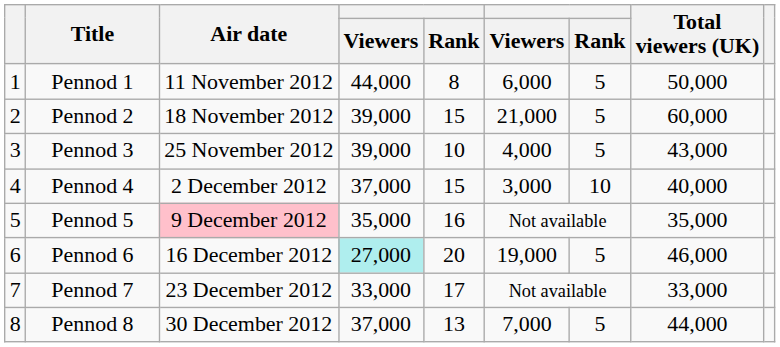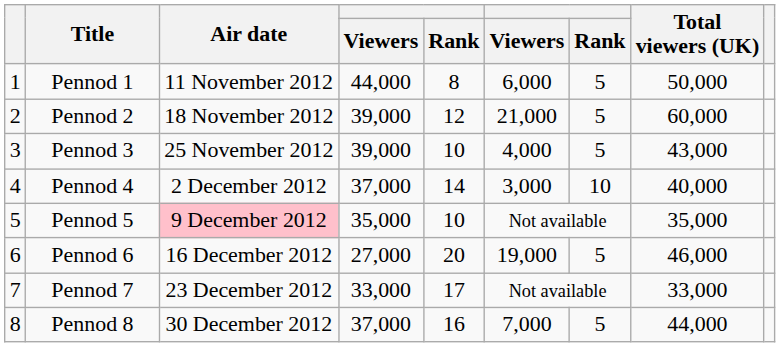(454, 116) 15 -> (454, 116) 12
(454, 185) 15 -> (454, 185) 14
(454, 220) 16 -> (454, 220) 10
(381, 255) paleturquoise background -> (381, 255) no background
(454, 324) 13 -> (454, 324) 16
